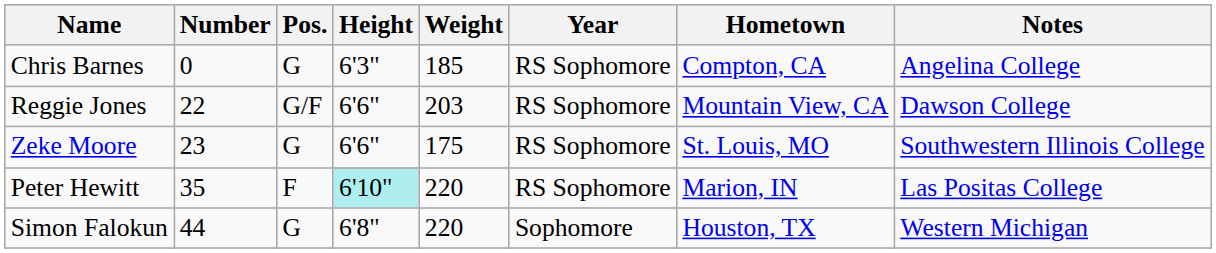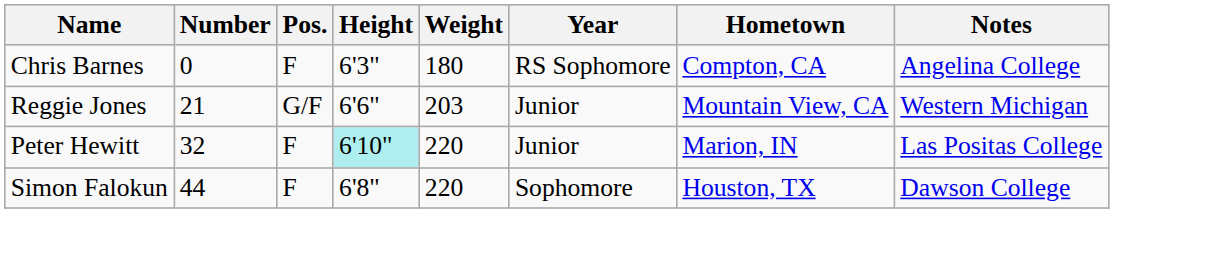(292, 65) G -> (290, 65) F
(444, 65) 185 -> (444, 65) 180
(192, 106) 22 -> (192, 106) 21
(593, 106) RS Sophomore -> (547, 106) Junior
(985, 106) Dawson College -> (994, 106) Western Michigan
- row: (74, 146)
(192, 187) 35 -> (192, 146) 32
(593, 187) RS Sophomore -> (547, 146) Junior
(292, 227) G -> (290, 187) F
(994, 227) Western Michigan -> (985, 187) Dawson College
